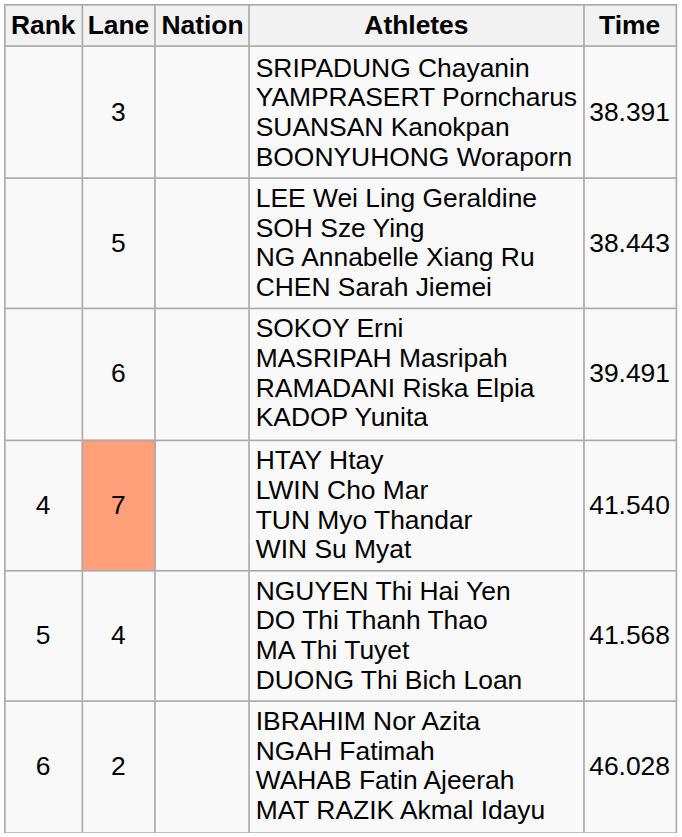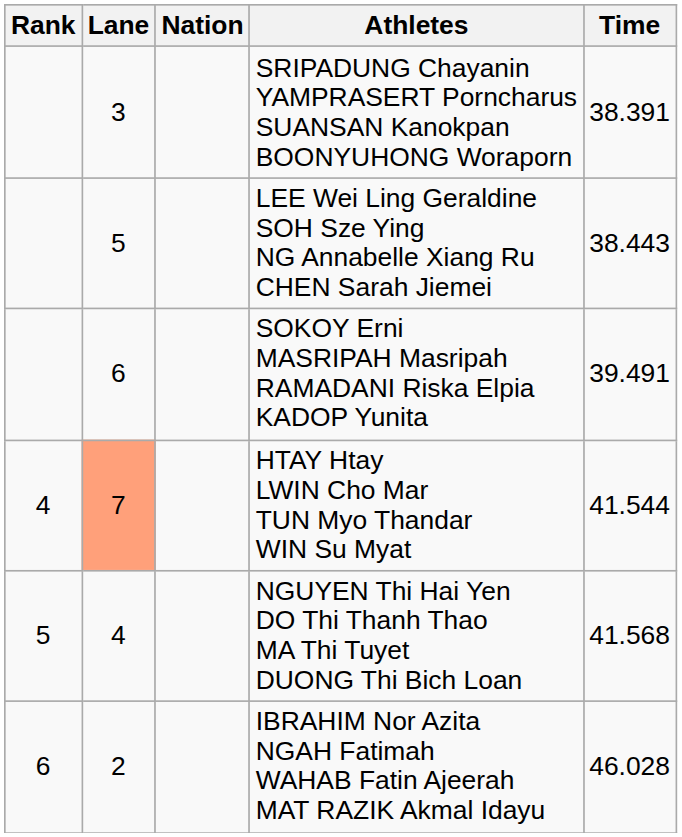(630, 504) 41.540 -> (630, 504) 41.544
